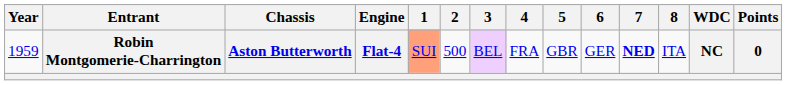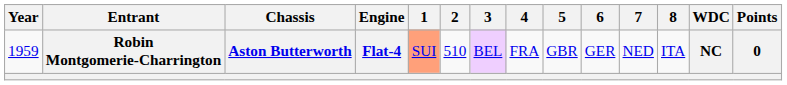(455, 51) 500 -> (455, 51) 510
(639, 51) bold -> (638, 51) normal
